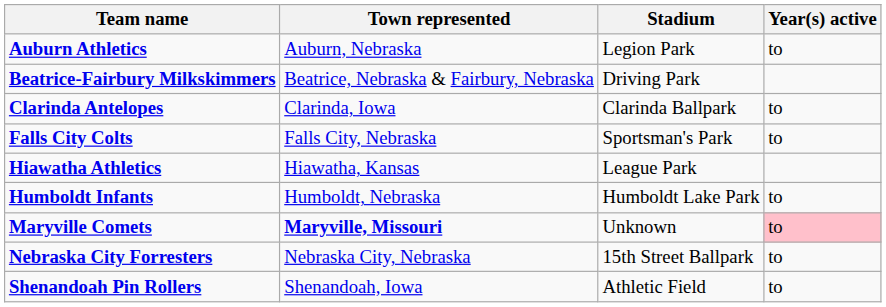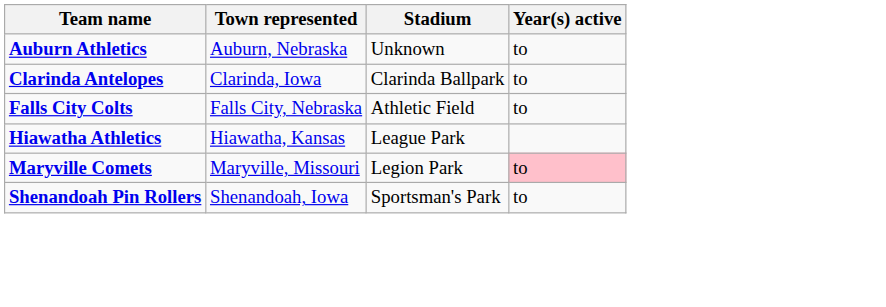(649, 49) Legion Park -> (408, 49) Unknown
- row: (142, 78)
(667, 138) Sportsman's Park -> (423, 108) Athletic Field
- row: (81, 197)
(363, 227) bold -> (285, 167) normal
(639, 227) Unknown -> (417, 167) Legion Park
- row: (111, 256)
(654, 286) Athletic Field -> (436, 197) Sportsman's Park
